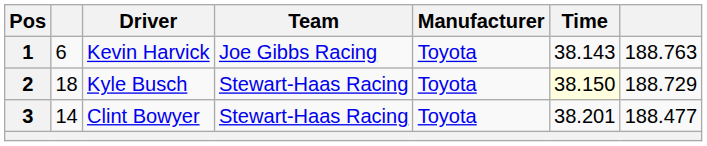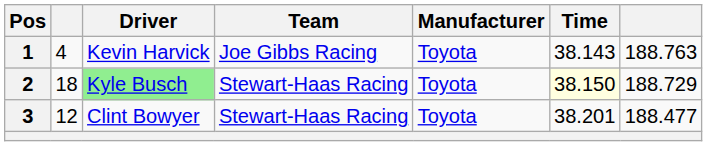(61, 52) 6 -> (61, 52) 4
(137, 84) no background -> (137, 84) lightgreen background
(67, 116) 14 -> (67, 116) 12
